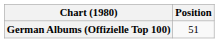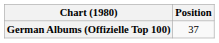(194, 29) 51 -> (194, 29) 37
